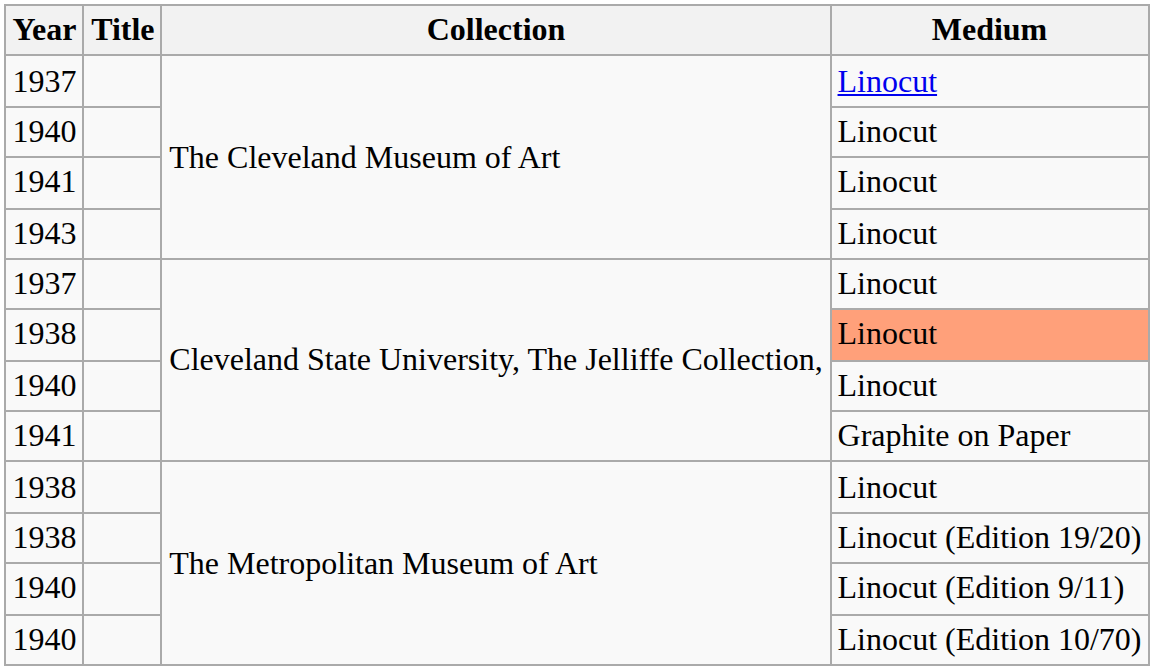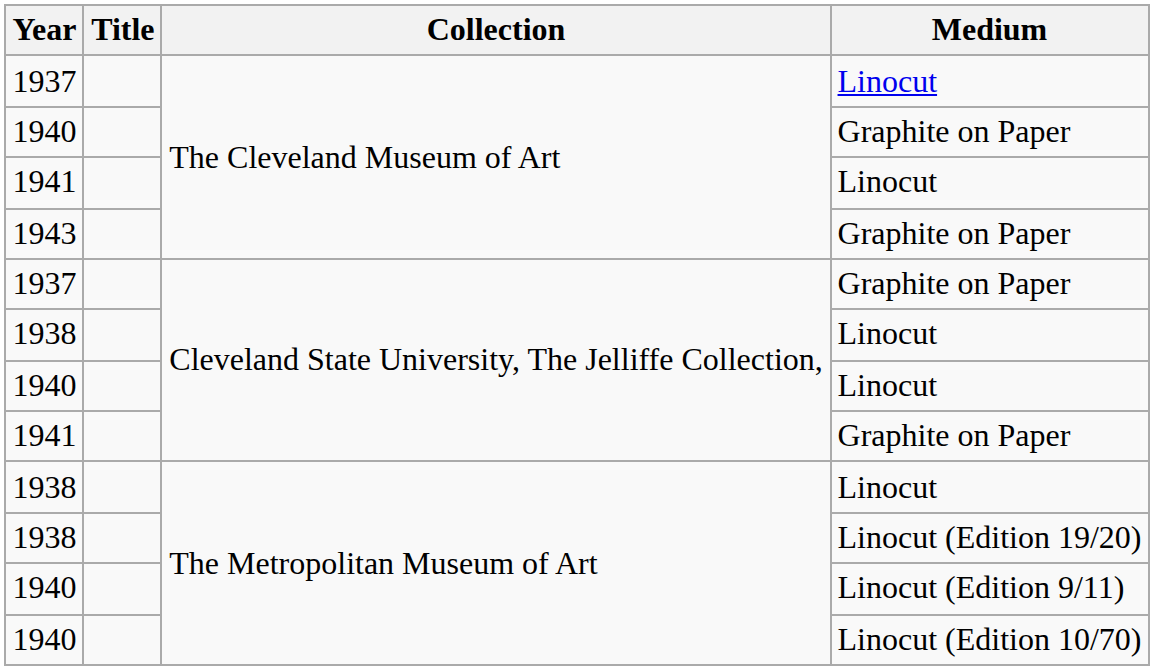(887, 131) Linocut -> (954, 131) Graphite on Paper
(887, 232) Linocut -> (954, 232) Graphite on Paper
(887, 283) Linocut -> (954, 283) Graphite on Paper
(887, 334) lightsalmon background -> (887, 334) no background
